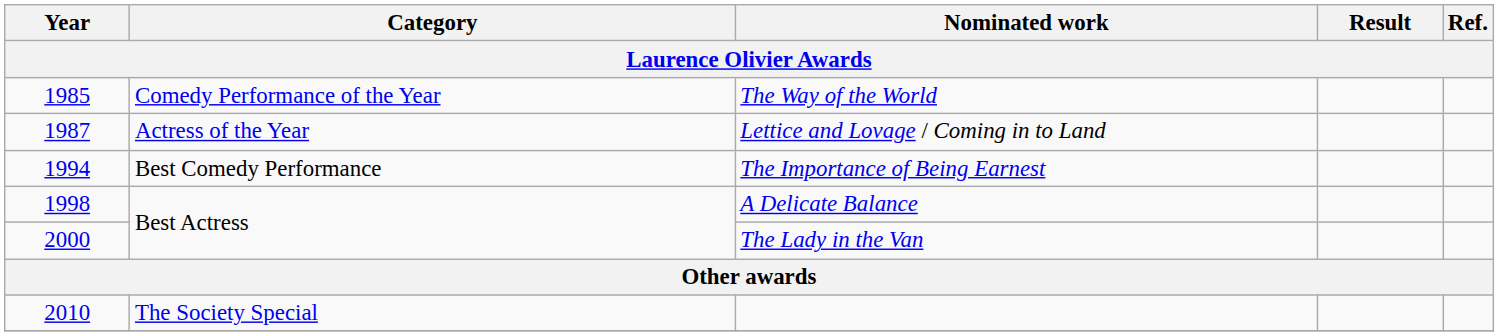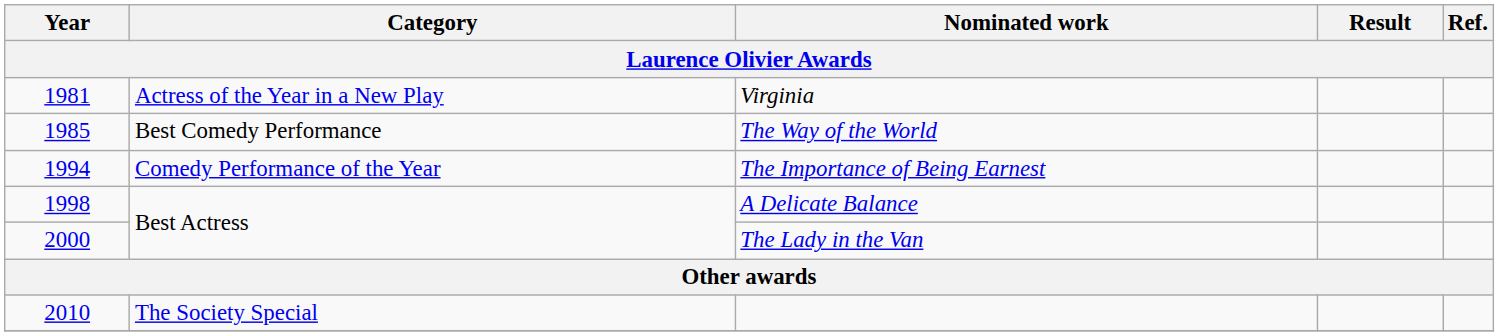+ row: (67, 95)
(288, 95) Comedy Performance of the Year -> (258, 131) Best Comedy Performance
- row: (67, 131)
(258, 167) Best Comedy Performance -> (288, 167) Comedy Performance of the Year
